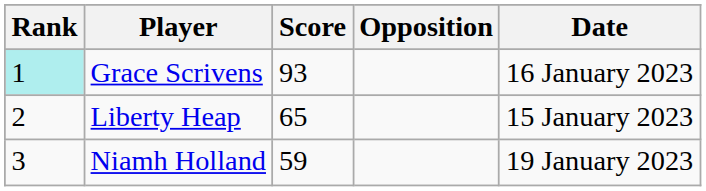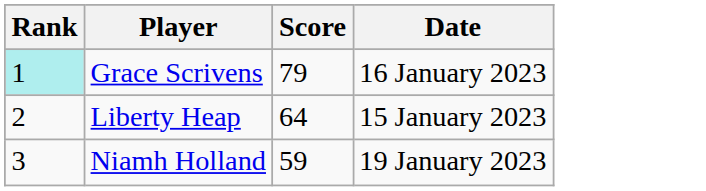- column: (426, 26)
(293, 71) 93 -> (293, 71) 79
(293, 116) 65 -> (293, 116) 64
